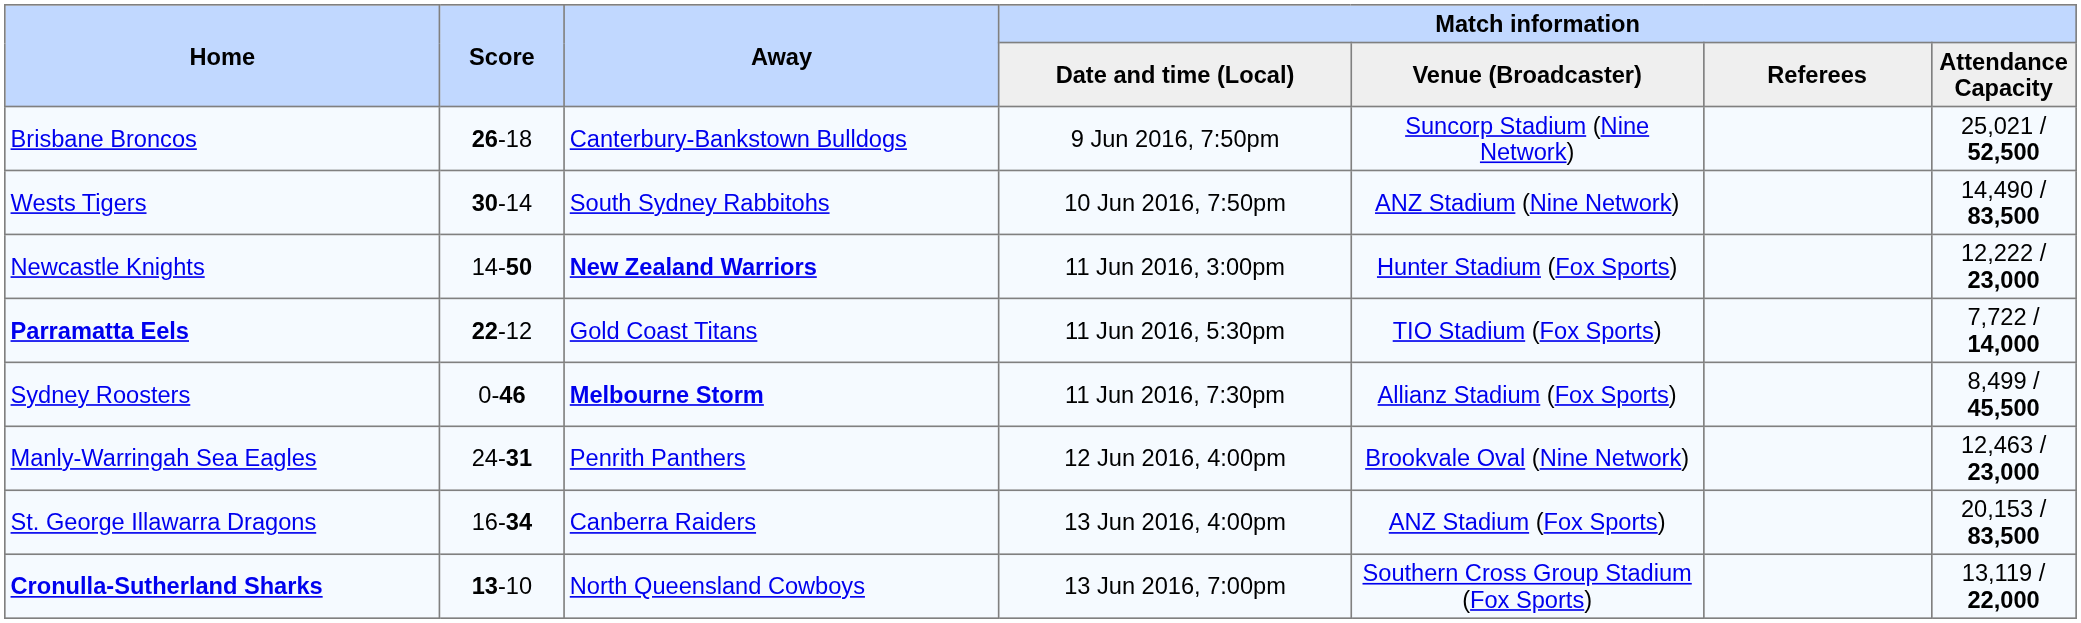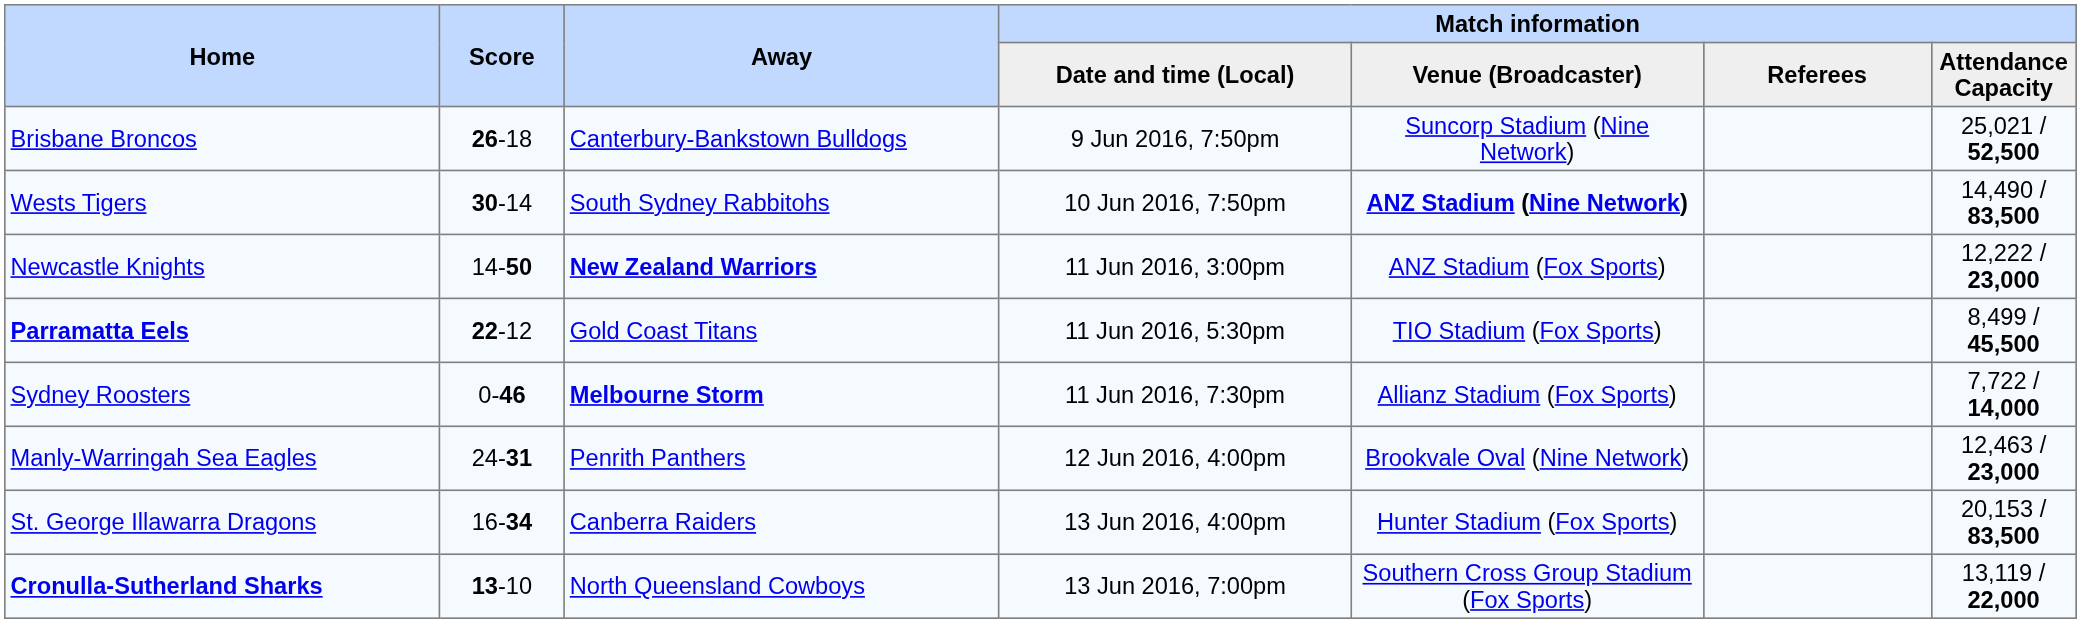(1527, 202) normal -> (1527, 202) bold
(1527, 266) Hunter Stadium (Fox Sports) -> (1527, 266) ANZ Stadium (Fox Sports)
(2004, 330) 7,722 / 14,000 -> (2004, 330) 8,499 / 45,500
(2004, 394) 8,499 / 45,500 -> (2004, 394) 7,722 / 14,000
(1527, 522) ANZ Stadium (Fox Sports) -> (1527, 522) Hunter Stadium (Fox Sports)
